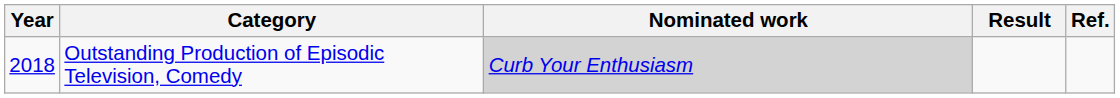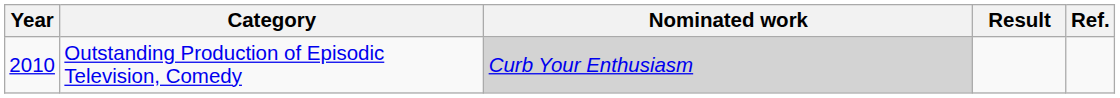(32, 64) 2018 -> (32, 64) 2010
